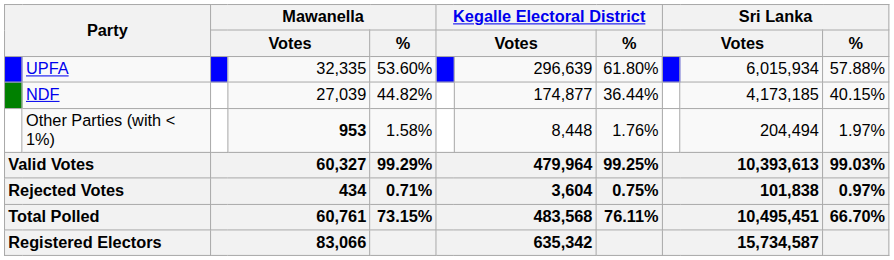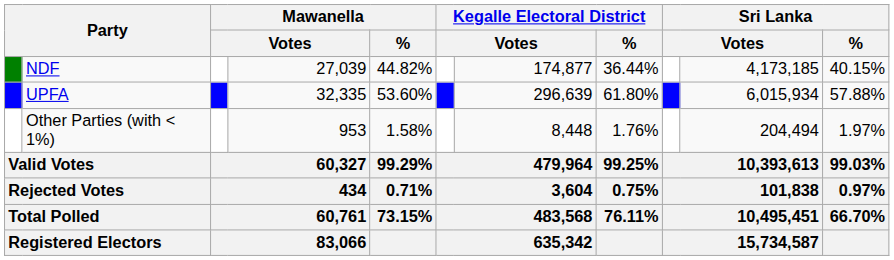rows swapped: (47, 69) <-> (43, 95)
(353, 130) bold -> (353, 130) normal
